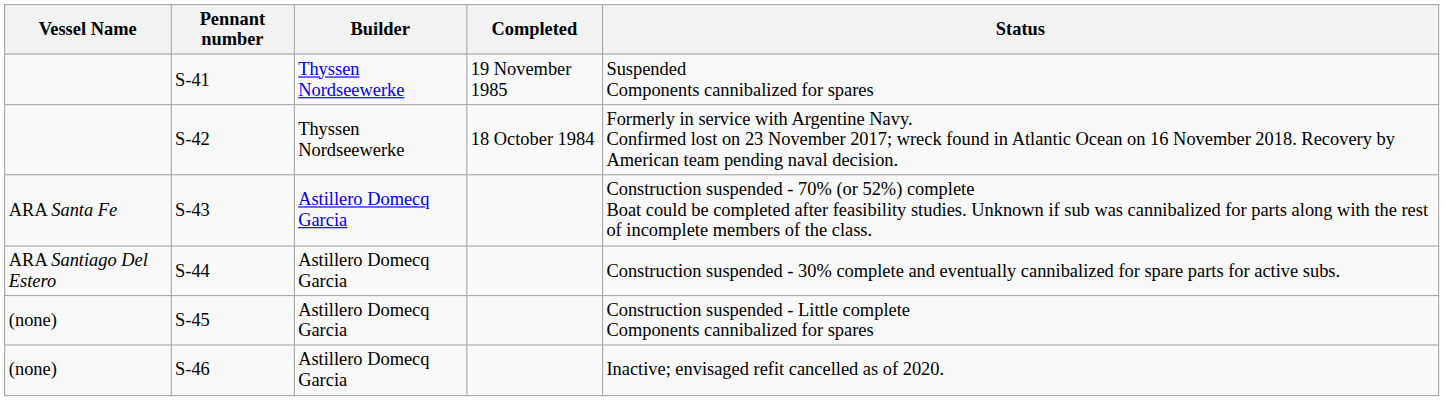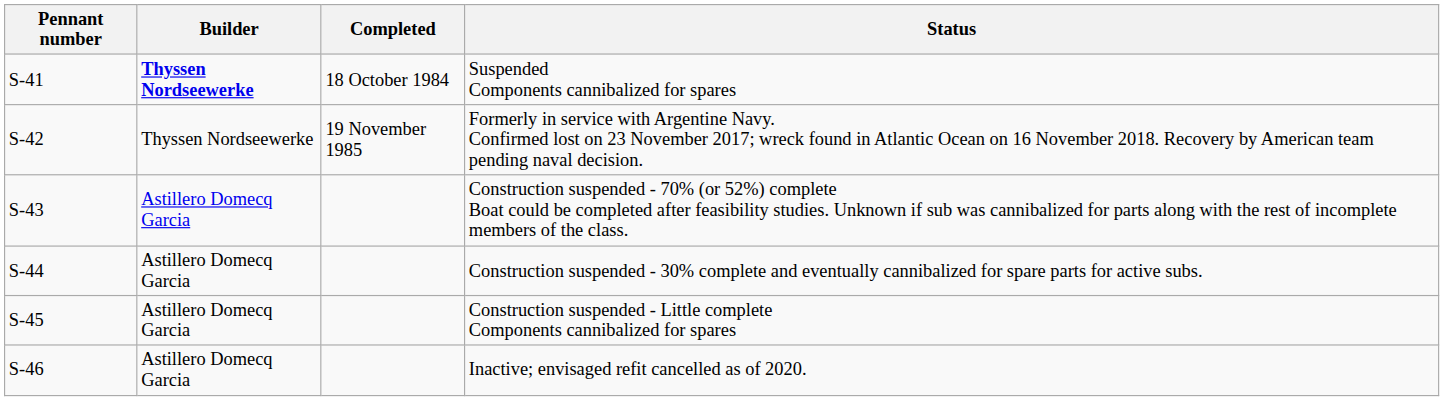- column: (88, 29)
(351, 79) normal -> (197, 79) bold
(521, 79) 19 November 1985 -> (387, 79) 18 October 1984
(533, 139) 18 October 1984 -> (376, 139) 19 November 1985
